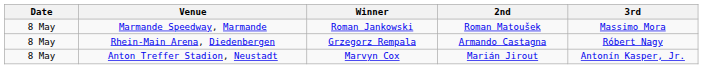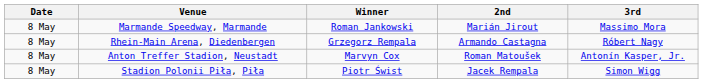(503, 27) Roman Matoušek -> (503, 27) Marián Jirout
(503, 56) Marián Jirout -> (503, 56) Roman Matoušek
+ row: (193, 71)
